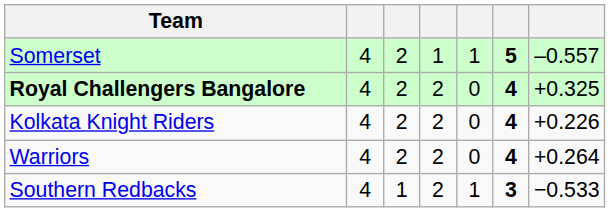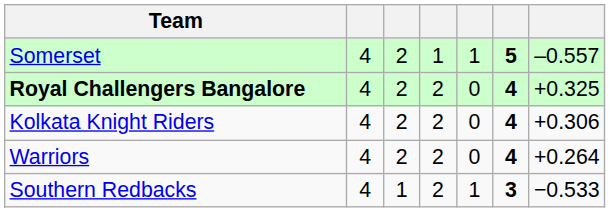(567, 122) +0.226 -> (567, 122) +0.306
